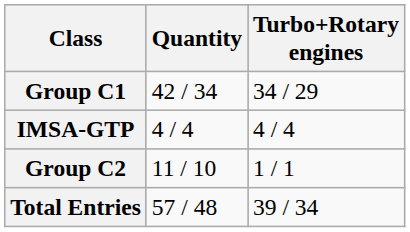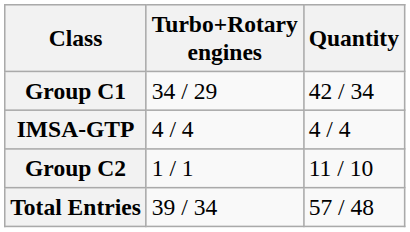columns swapped: (197, 38) <-> (326, 38)
